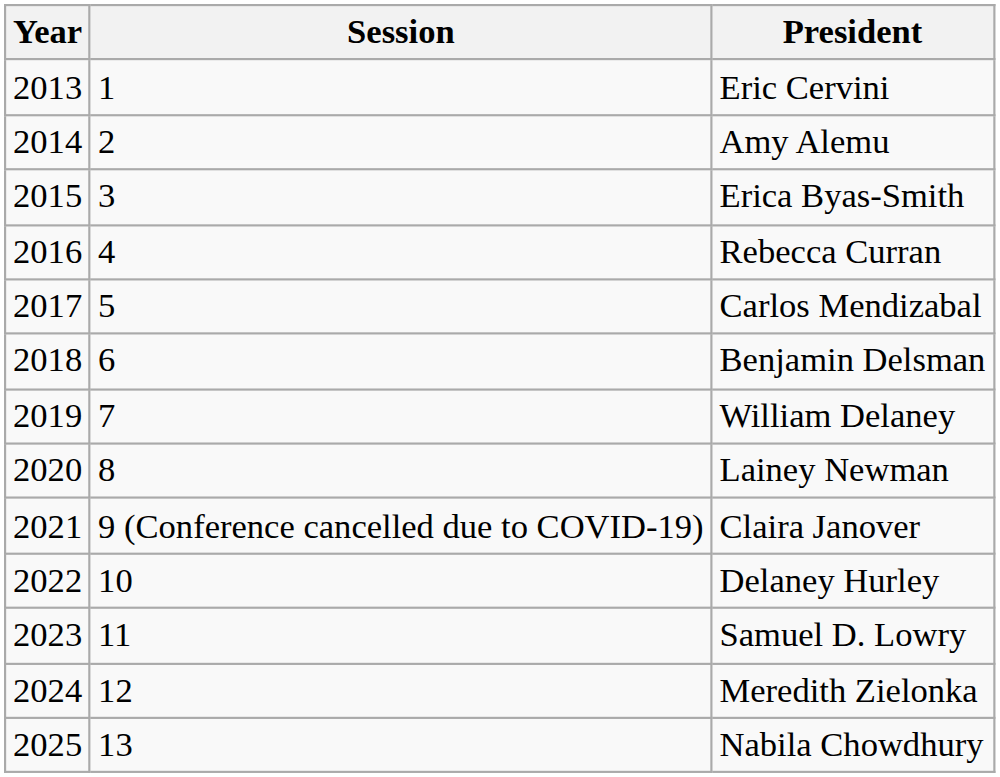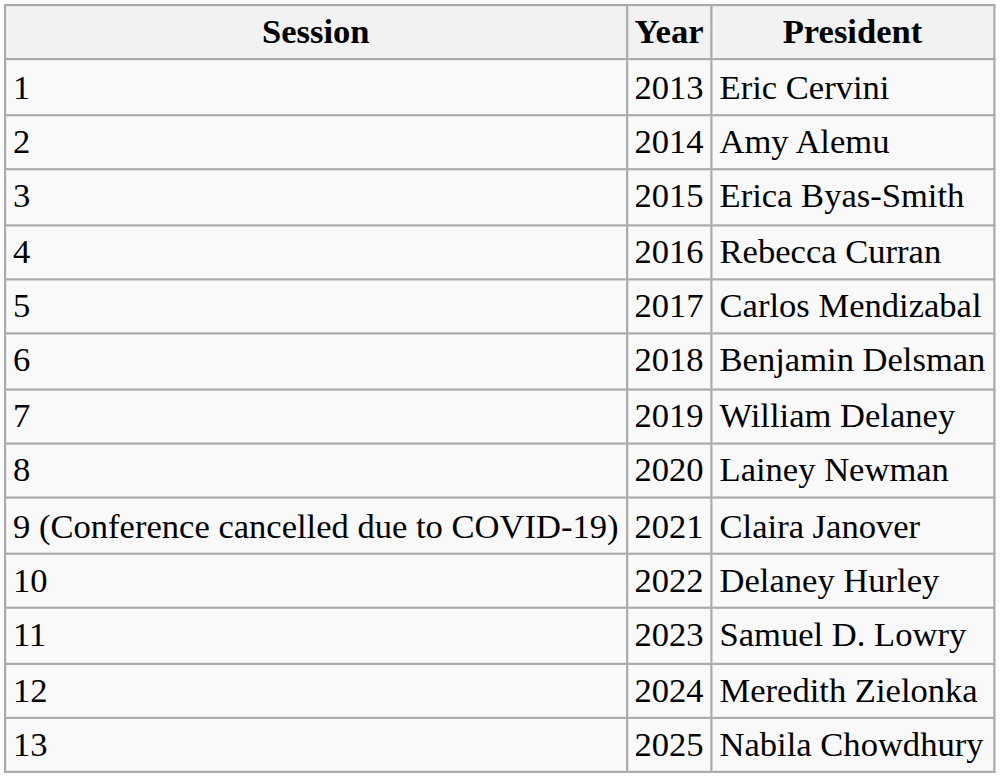columns swapped: (401, 31) <-> (48, 31)
